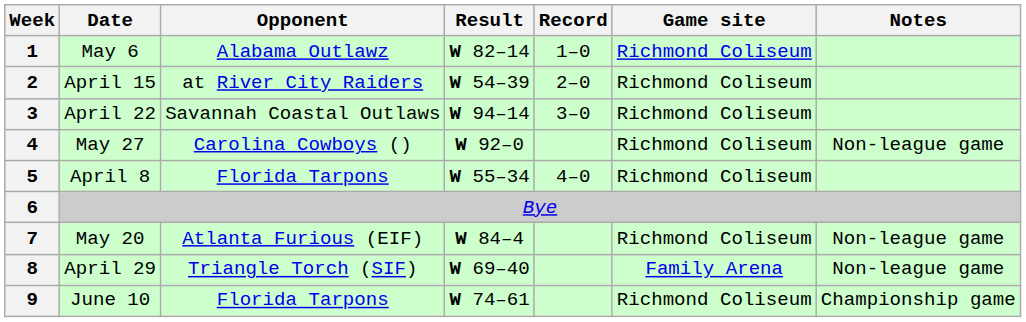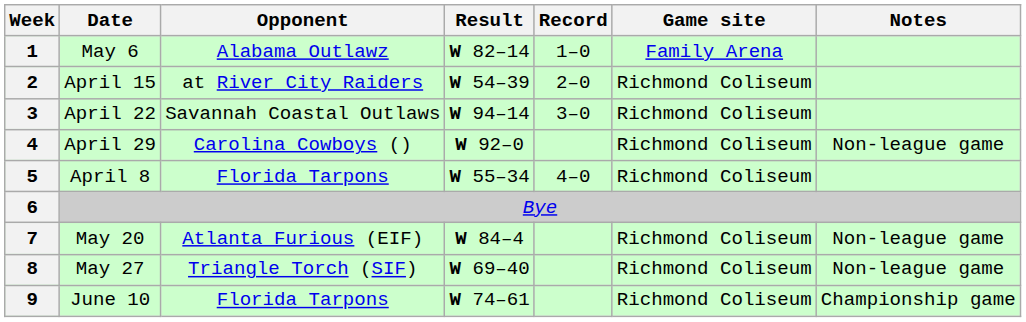(714, 51) Richmond Coliseum -> (714, 51) Family Arena
(110, 145) May 27 -> (110, 145) April 29
(110, 269) April 29 -> (110, 269) May 27
(714, 269) Family Arena -> (714, 269) Richmond Coliseum
